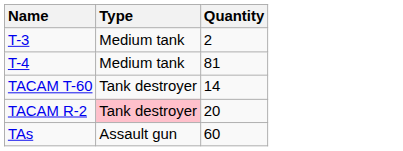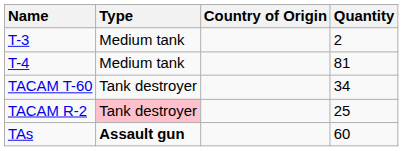+ column: (265, 16)
(212, 87) 14 -> (342, 87) 34
(212, 110) 20 -> (342, 110) 25
(138, 134) normal -> (142, 134) bold
